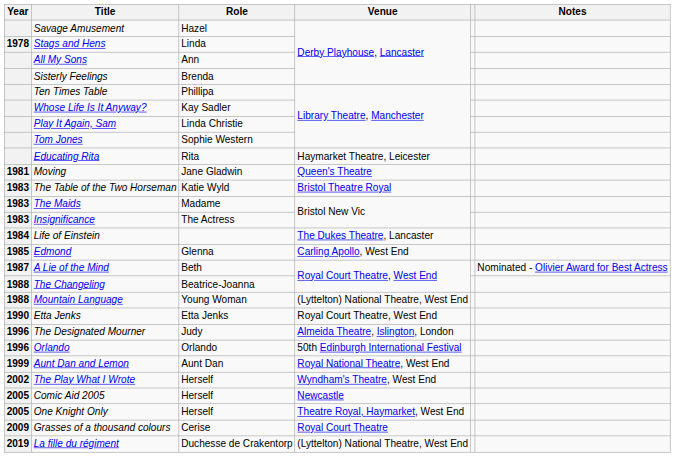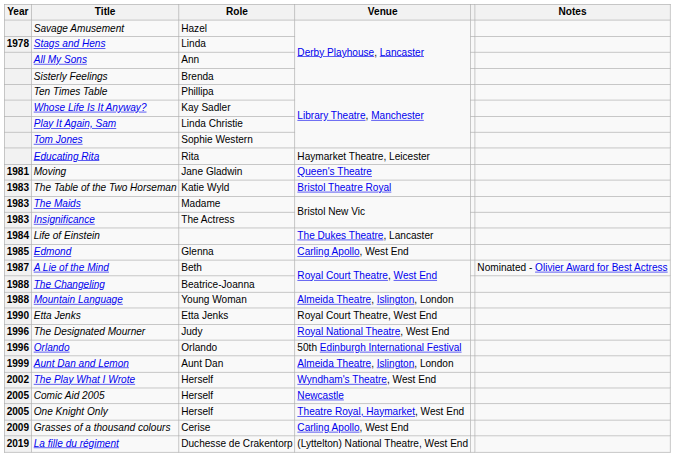(383, 300) (Lyttelton) National Theatre, West End -> (375, 300) Almeida Theatre, Islington, London
(375, 332) Almeida Theatre, Islington, London -> (373, 332) Royal National Theatre, West End
(373, 364) Royal National Theatre, West End -> (375, 364) Almeida Theatre, Islington, London
(343, 428) Royal Court Theatre -> (353, 428) Carling Apollo, West End
